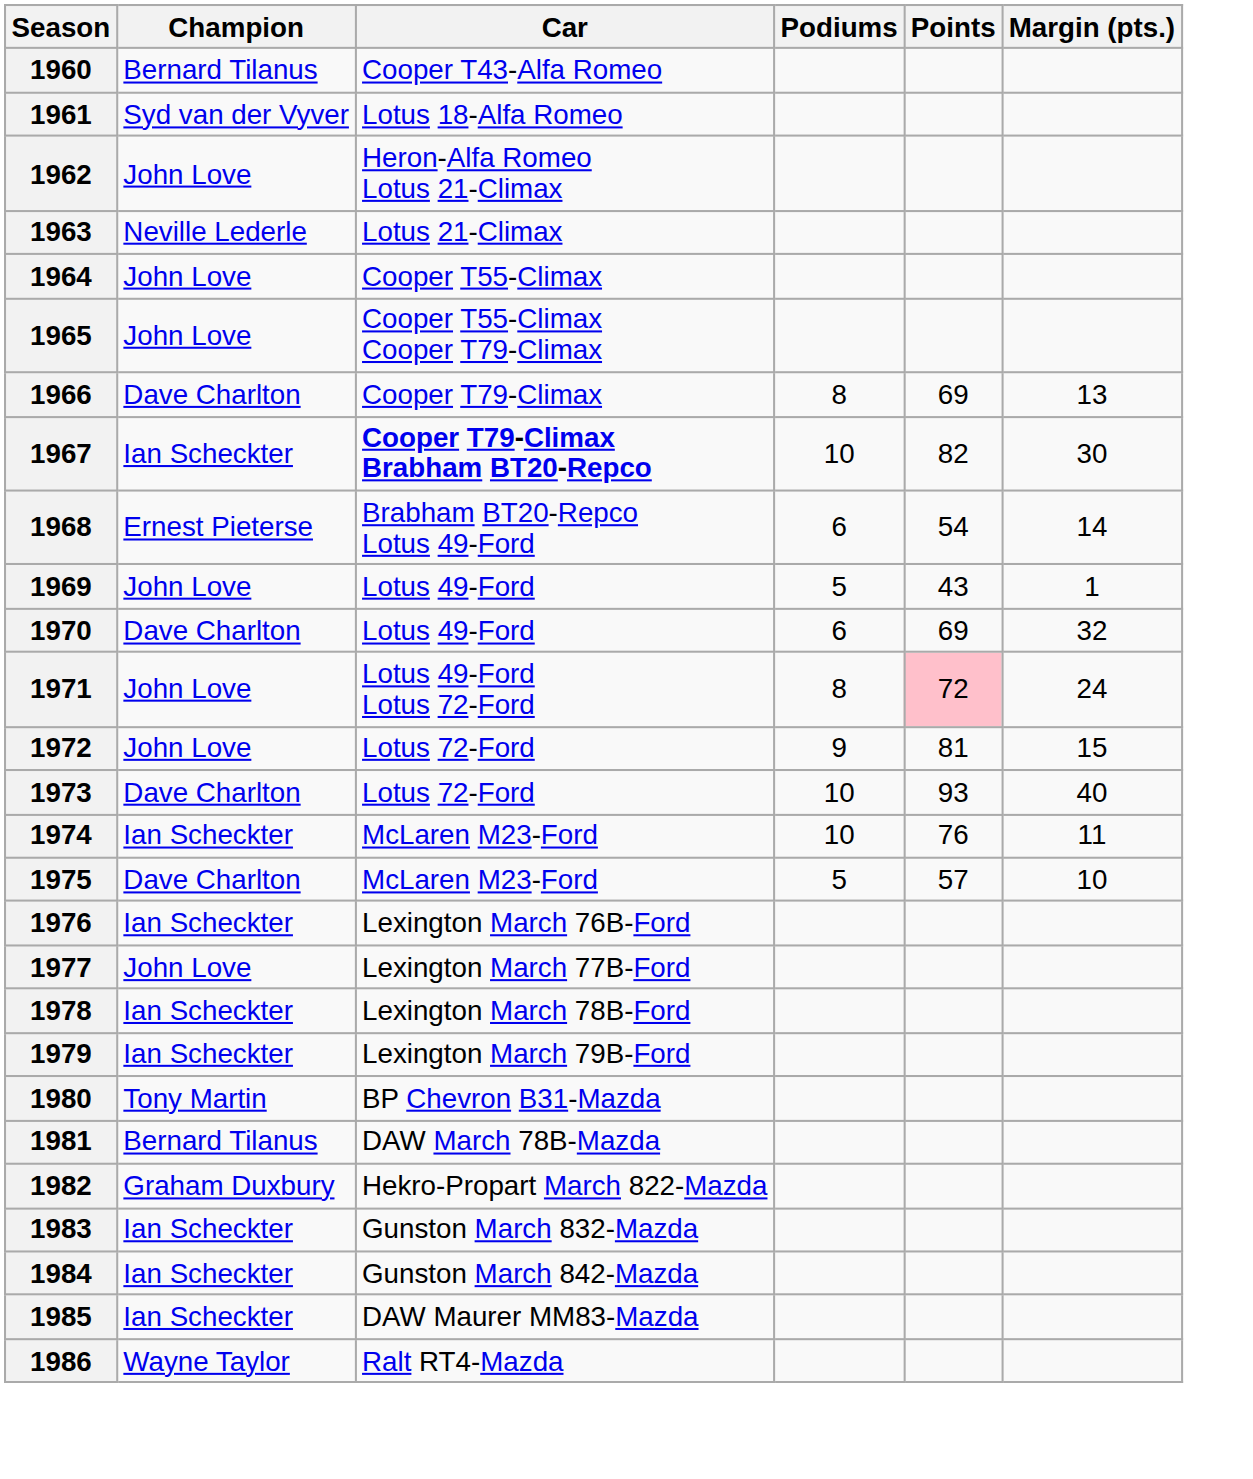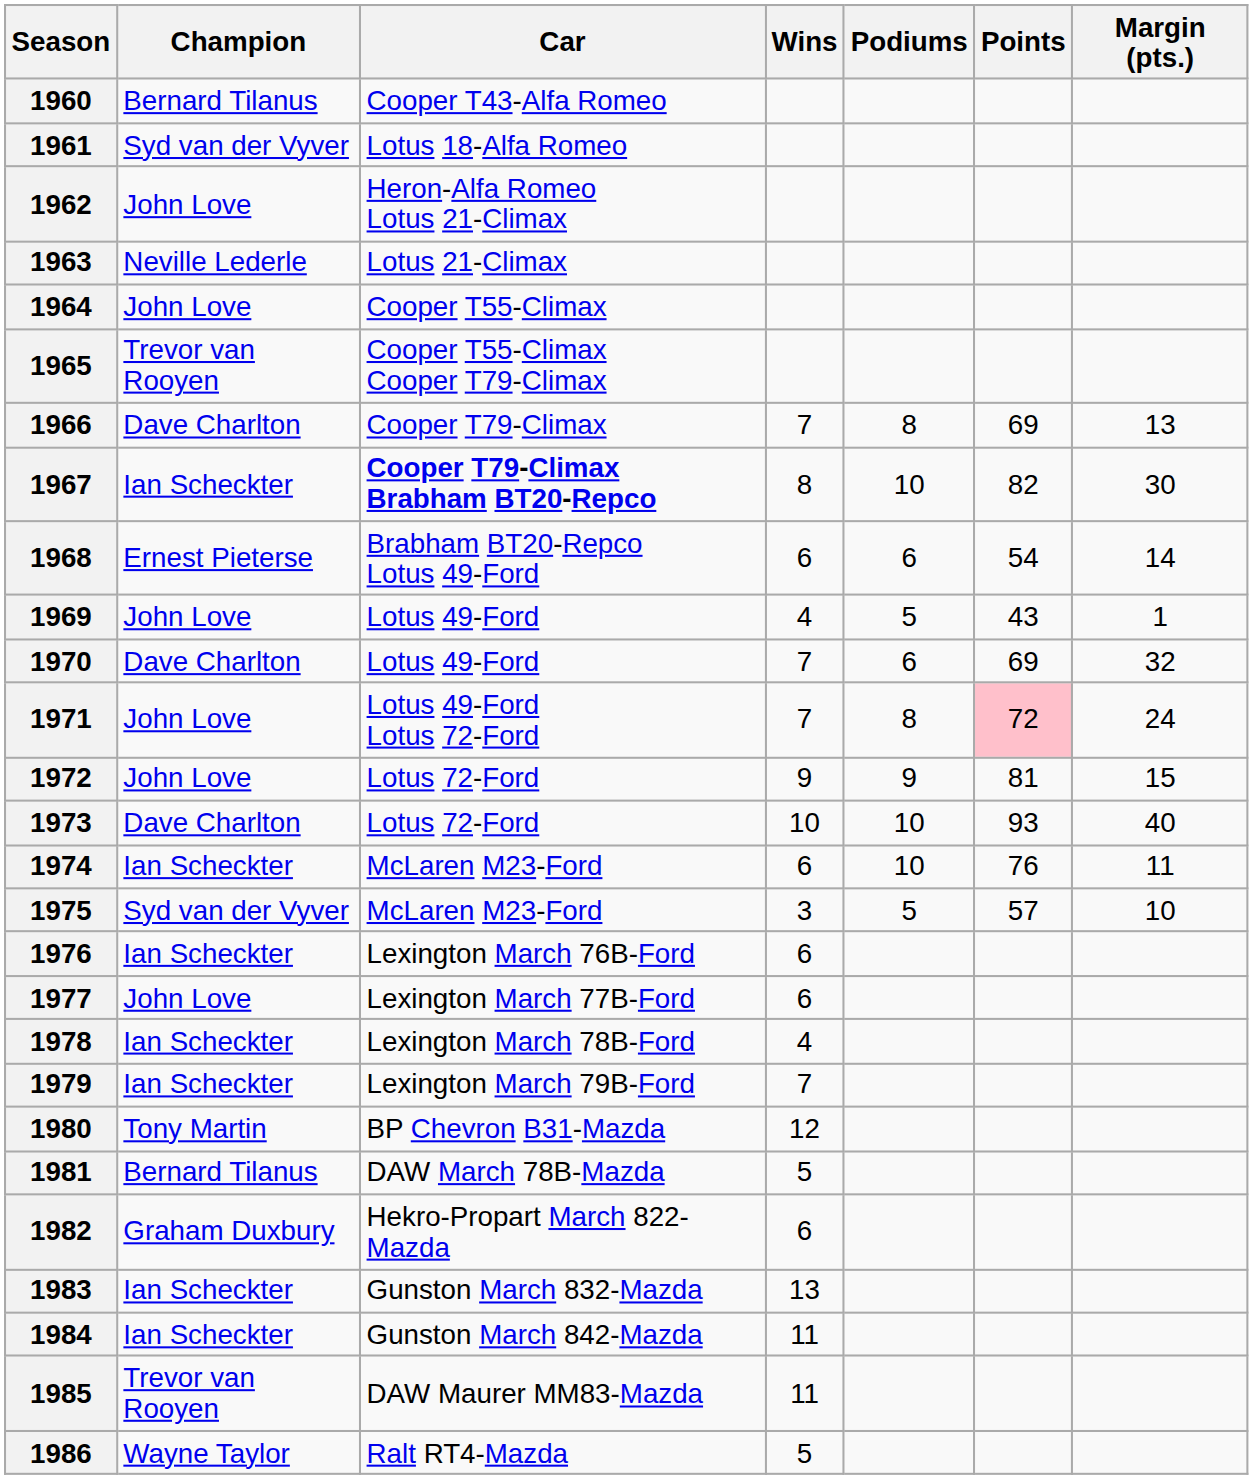+ column: (805, 42)
(187, 335) John Love -> (189, 365) Trevor van Rooyen
(212, 879) Dave Charlton -> (236, 910) Syd van der Vyver
(208, 1317) Ian Scheckter -> (189, 1393) Trevor van Rooyen
